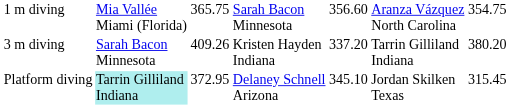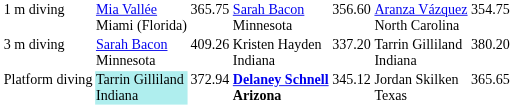(210, 80) 372.95 -> (210, 80) 372.94
(279, 87) normal -> (281, 87) bold
(348, 80) 345.10 -> (352, 80) 345.12
(487, 80) 315.45 -> (490, 80) 365.65
